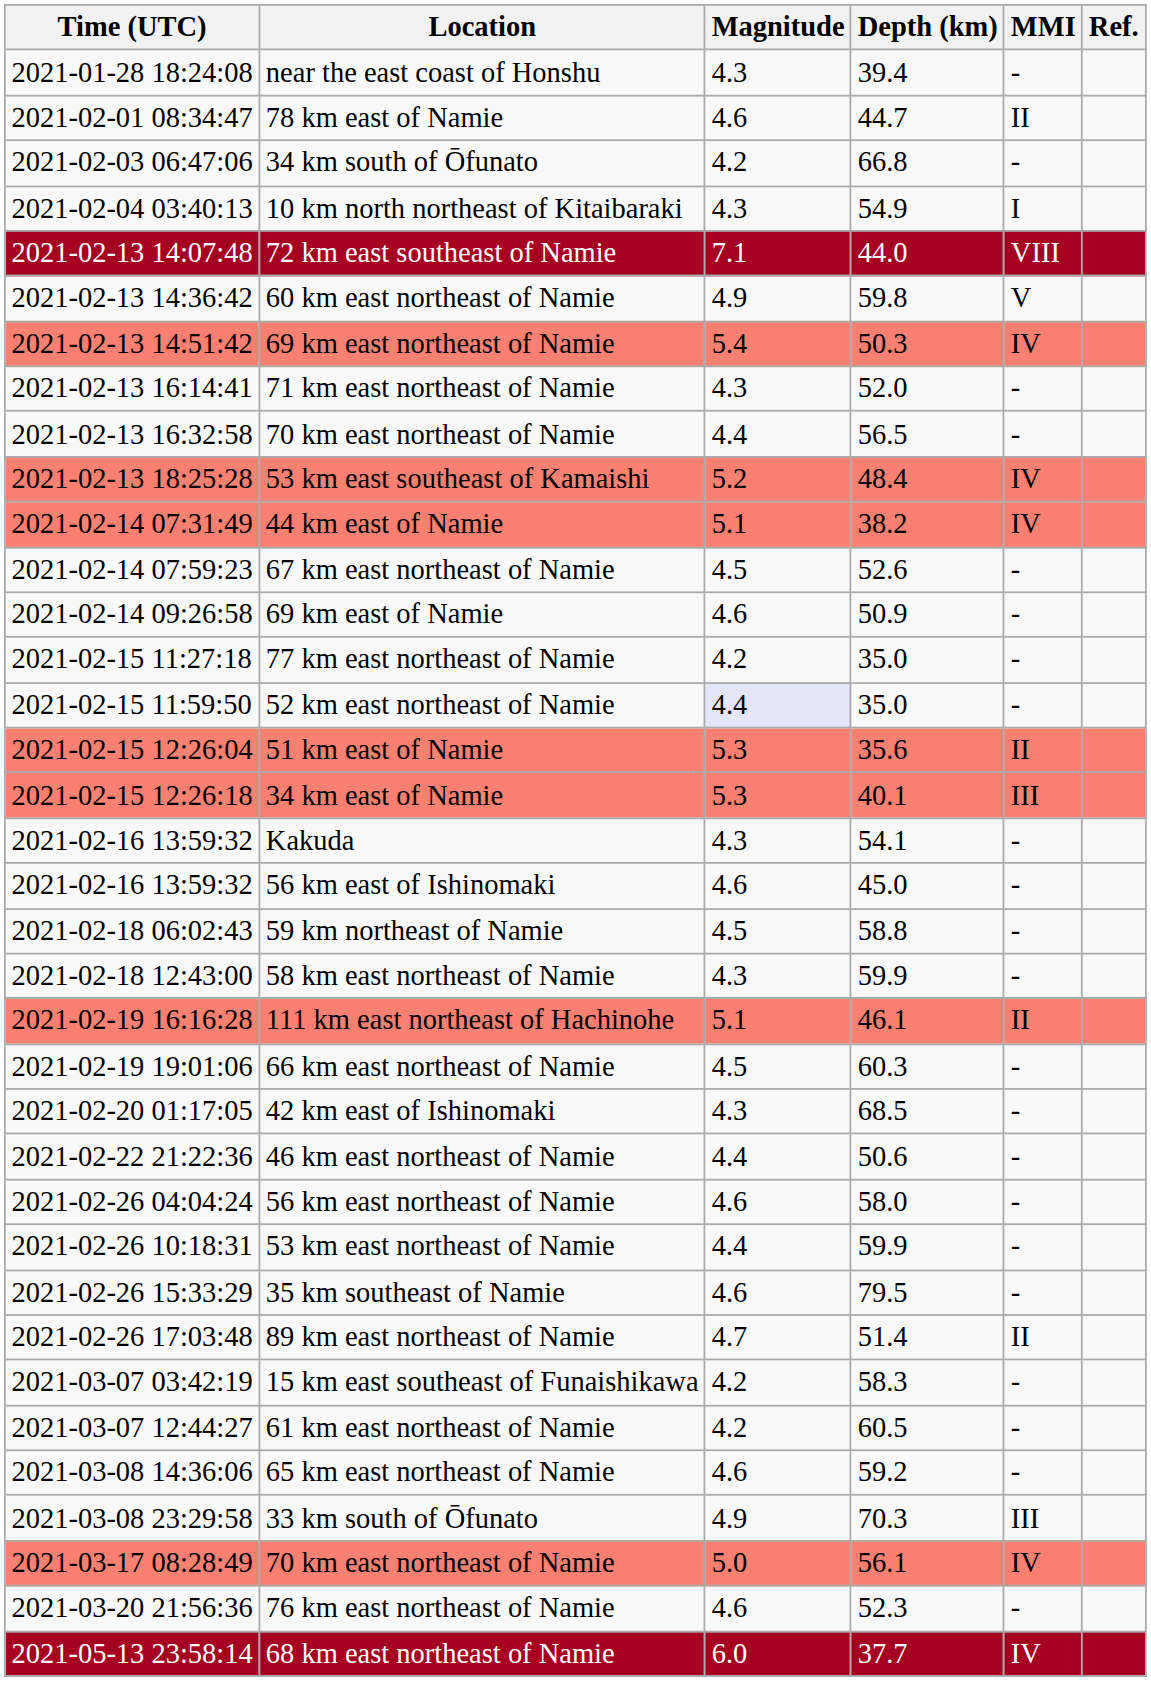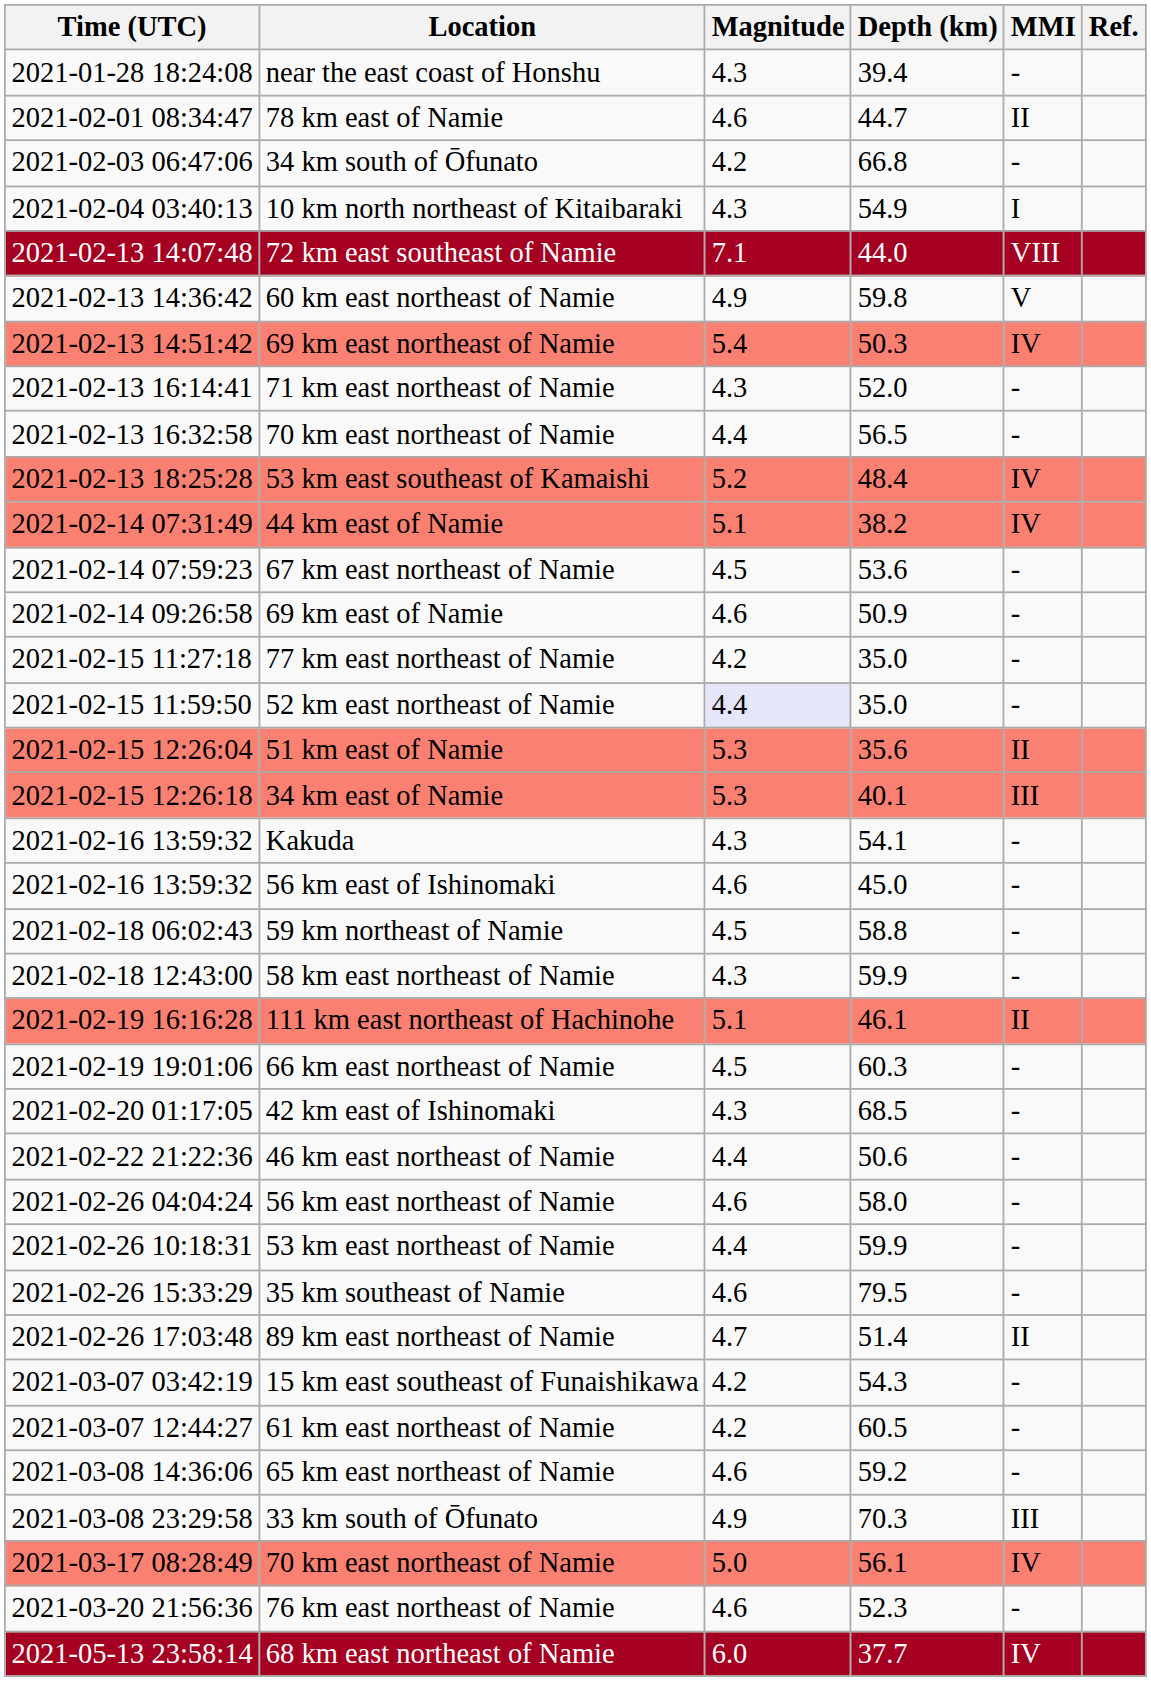(883, 569) 52.6 -> (883, 569) 53.6
(883, 1382) 58.3 -> (883, 1382) 54.3
